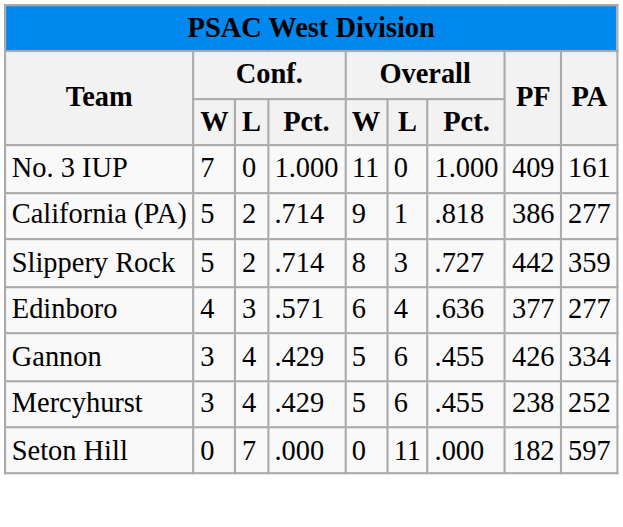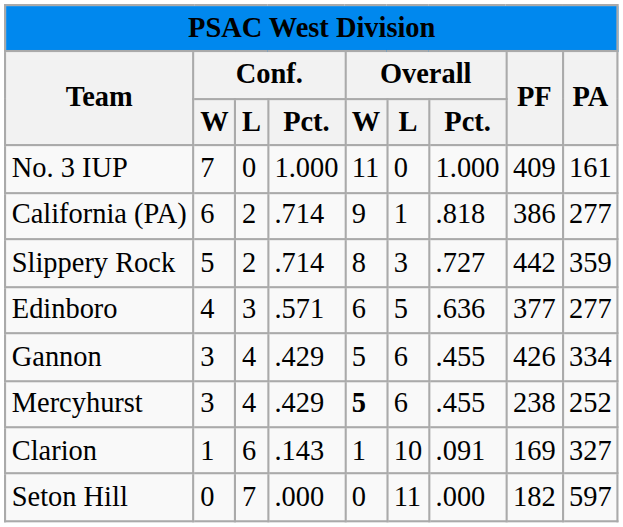(207, 215) 5 -> (207, 215) 6
(401, 308) 4 -> (401, 308) 5
(359, 402) normal -> (359, 402) bold
+ row: (54, 449)
